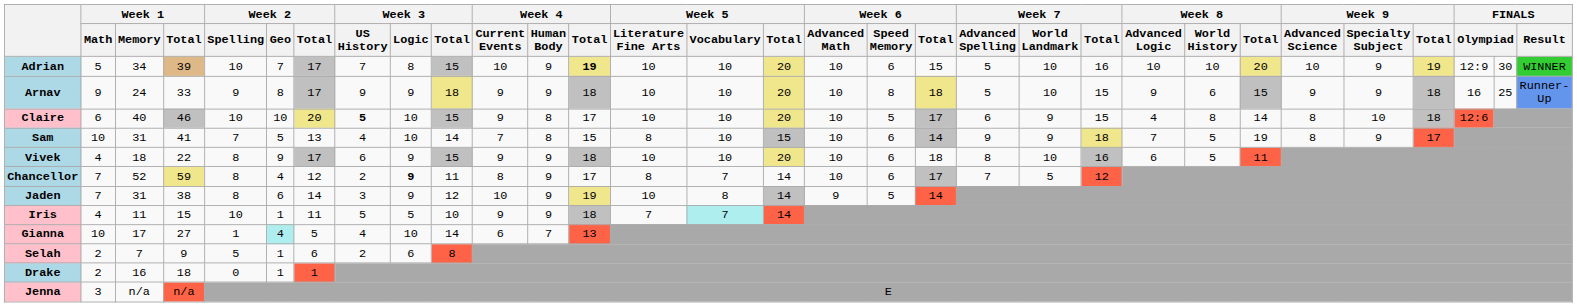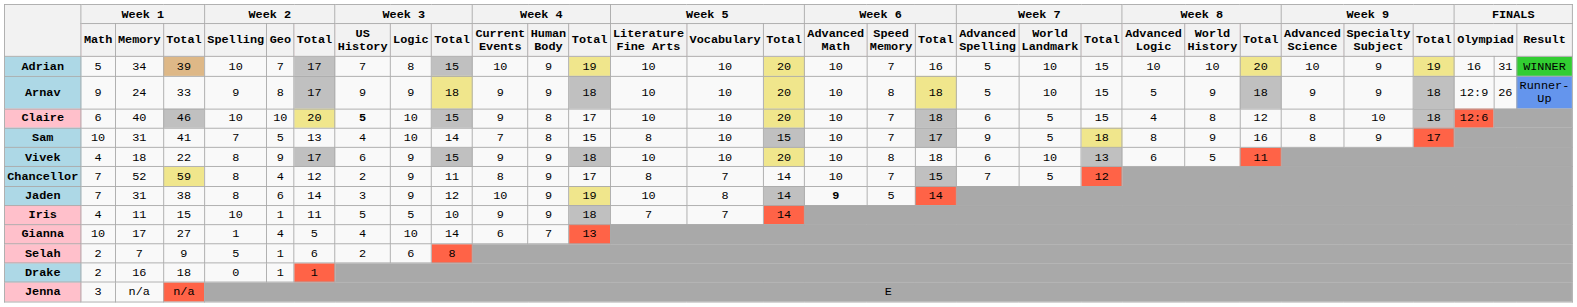(590, 66) bold -> (590, 66) normal
(891, 66) 6 -> (891, 66) 7
(936, 66) 15 -> (936, 66) 16
(1102, 66) 16 -> (1102, 66) 15
(1474, 66) 12:9 -> (1474, 66) 16
(1505, 66) 30 -> (1505, 66) 31
(1154, 92) 9 -> (1154, 92) 5
(1212, 92) 6 -> (1212, 92) 9
(1261, 92) 15 -> (1261, 92) 18
(1474, 92) 16 -> (1474, 92) 12:9
(1505, 92) 25 -> (1505, 92) 26
(891, 119) 5 -> (891, 119) 7
(936, 119) 17 -> (936, 119) 18
(1050, 119) 9 -> (1050, 119) 5
(1261, 119) 14 -> (1261, 119) 12
(891, 138) 6 -> (891, 138) 7
(936, 138) 14 -> (936, 138) 17
(1050, 138) 9 -> (1050, 138) 5
(1154, 138) 7 -> (1154, 138) 8
(1212, 138) 5 -> (1212, 138) 9
(1261, 138) 19 -> (1261, 138) 16
(891, 157) 6 -> (891, 157) 8
(988, 157) 8 -> (988, 157) 6
(1102, 157) 16 -> (1102, 157) 13
(411, 176) bold -> (411, 176) normal
(891, 176) 6 -> (891, 176) 7
(936, 176) 17 -> (936, 176) 15
(836, 196) normal -> (836, 196) bold
(725, 215) paleturquoise background -> (725, 215) no background
(280, 234) paleturquoise background -> (280, 234) no background
